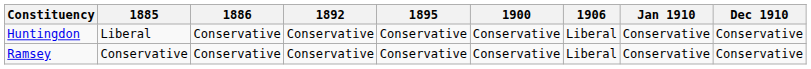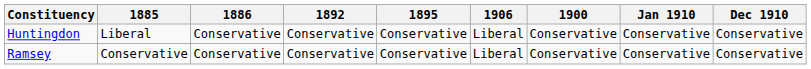columns swapped: (517, 14) <-> (591, 14)
